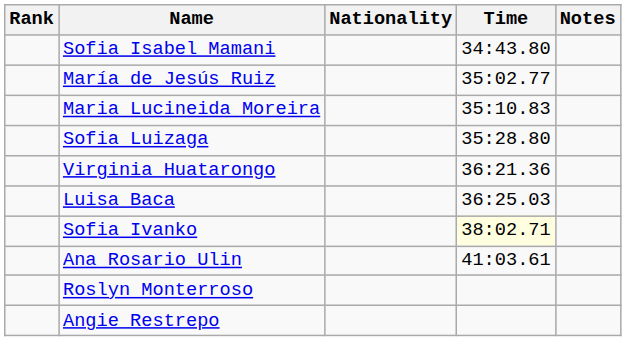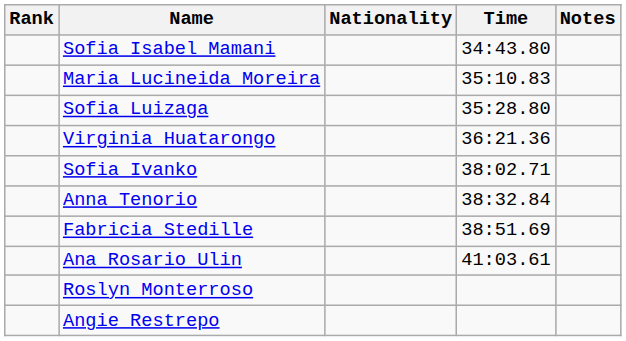- row: (169, 80)
- row: (119, 201)
(506, 231) lightyellow background -> (506, 171) no background
+ row: (130, 201)
+ row: (158, 231)
